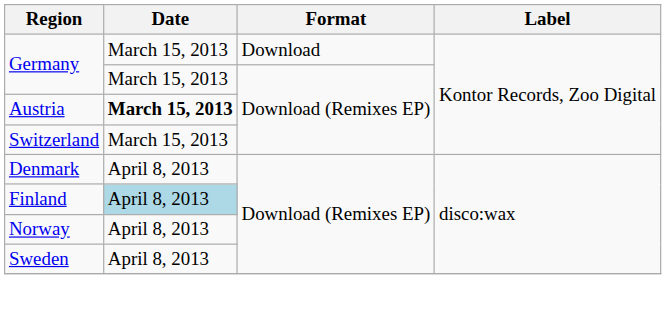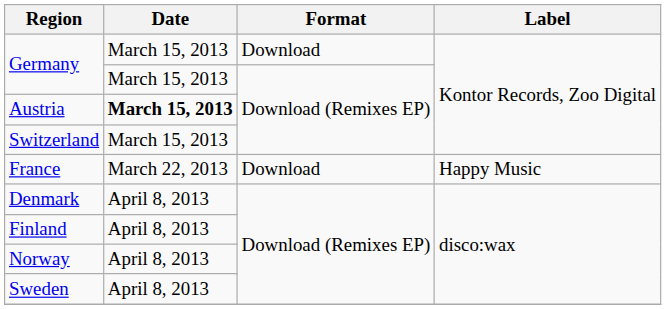+ row: (35, 169)
(158, 199) lightblue background -> (158, 229) no background
